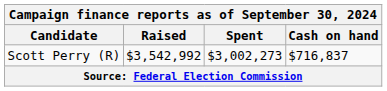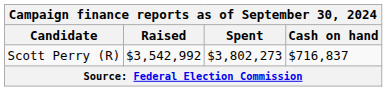(245, 55) $3,002,273 -> (245, 55) $3,802,273
